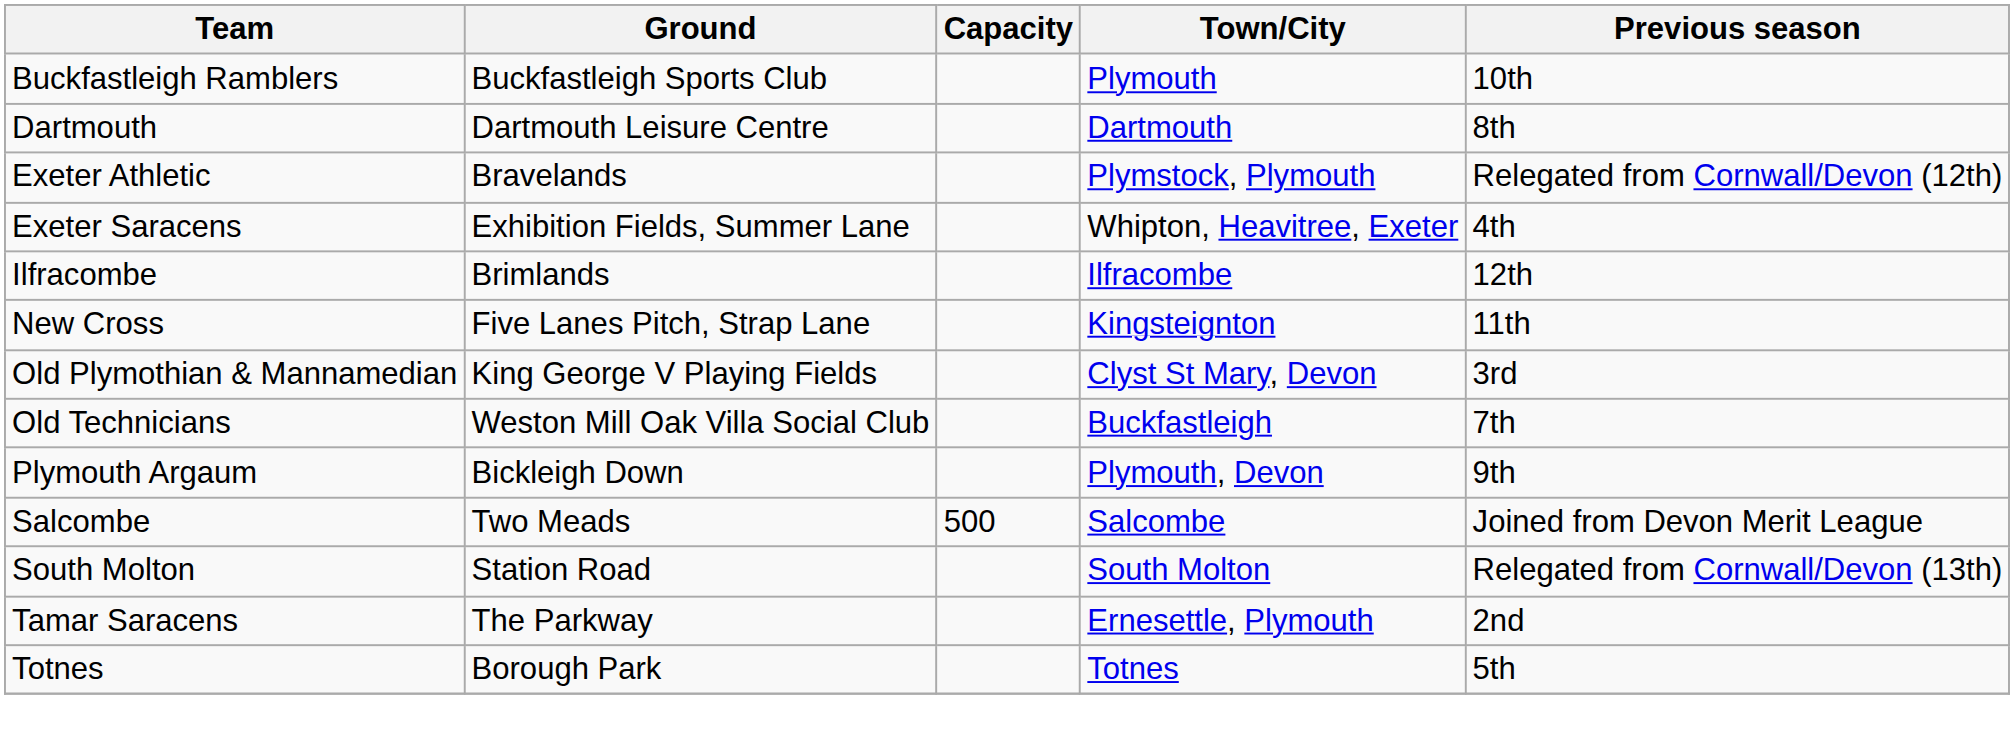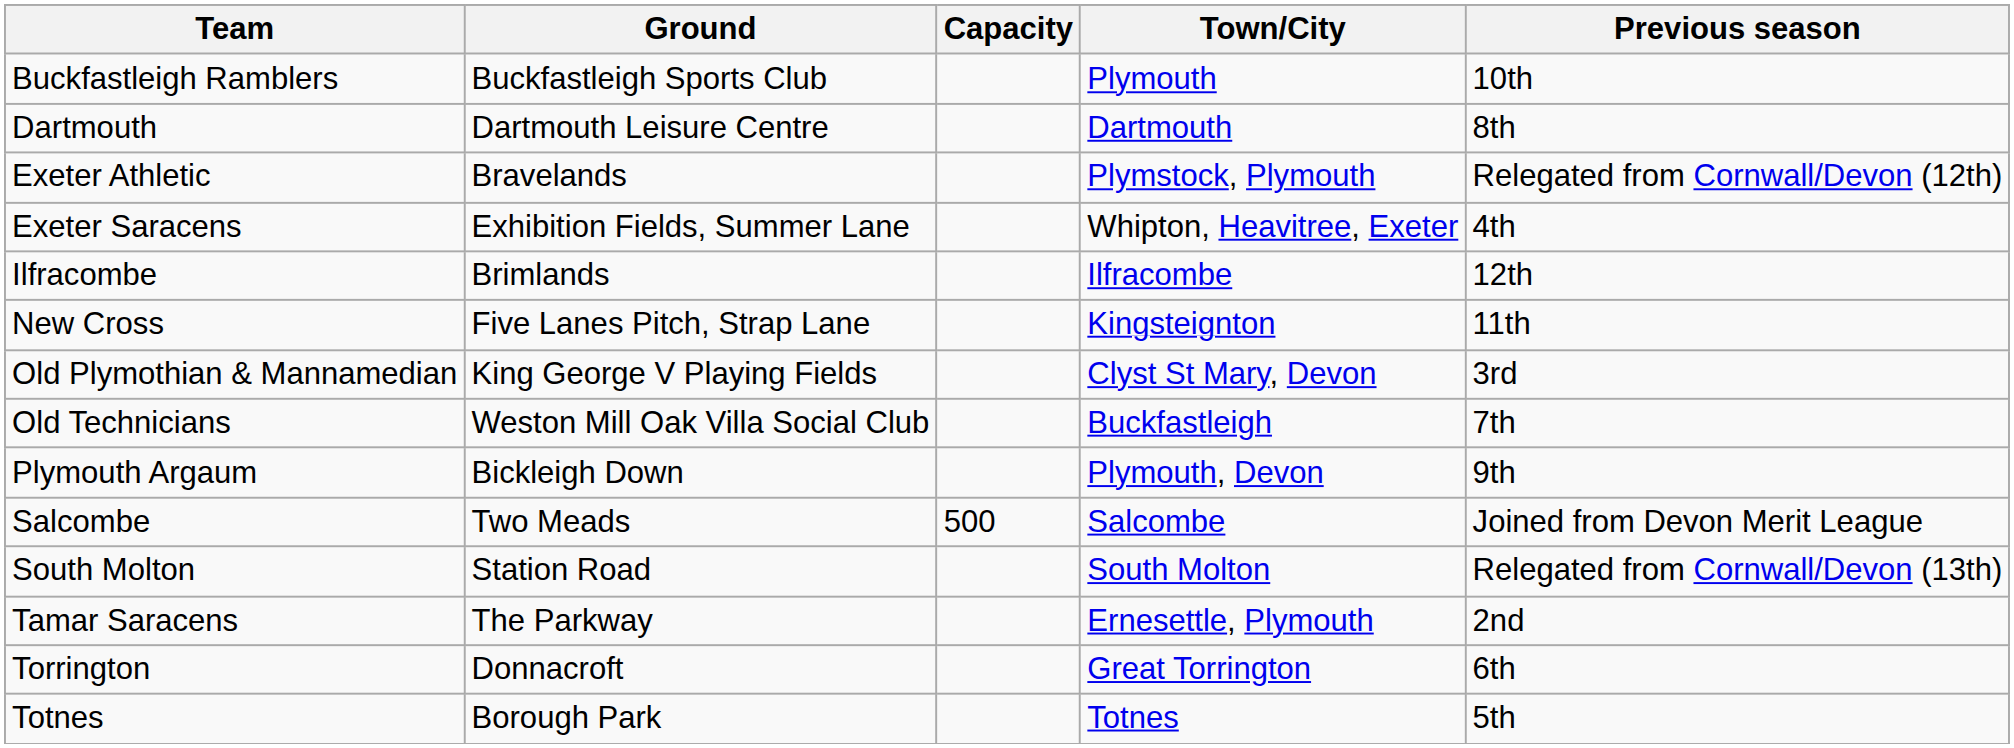+ row: (81, 669)
